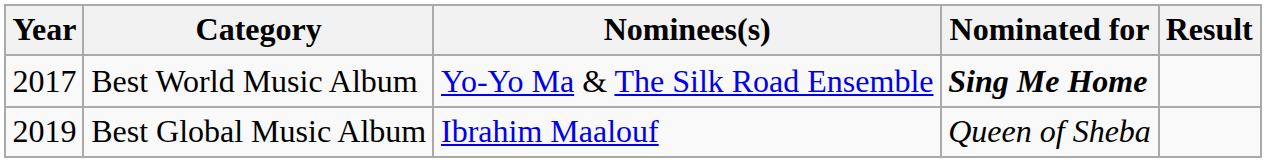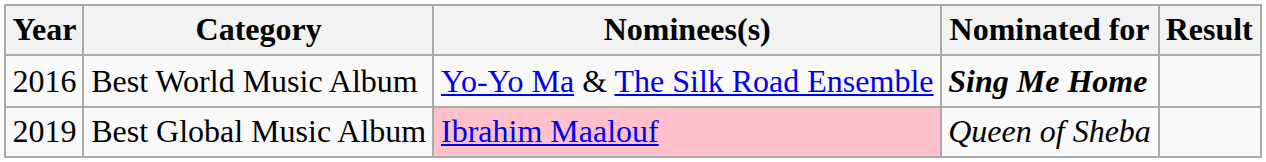(44, 80) 2017 -> (44, 80) 2016
(550, 131) no background -> (550, 131) pink background
